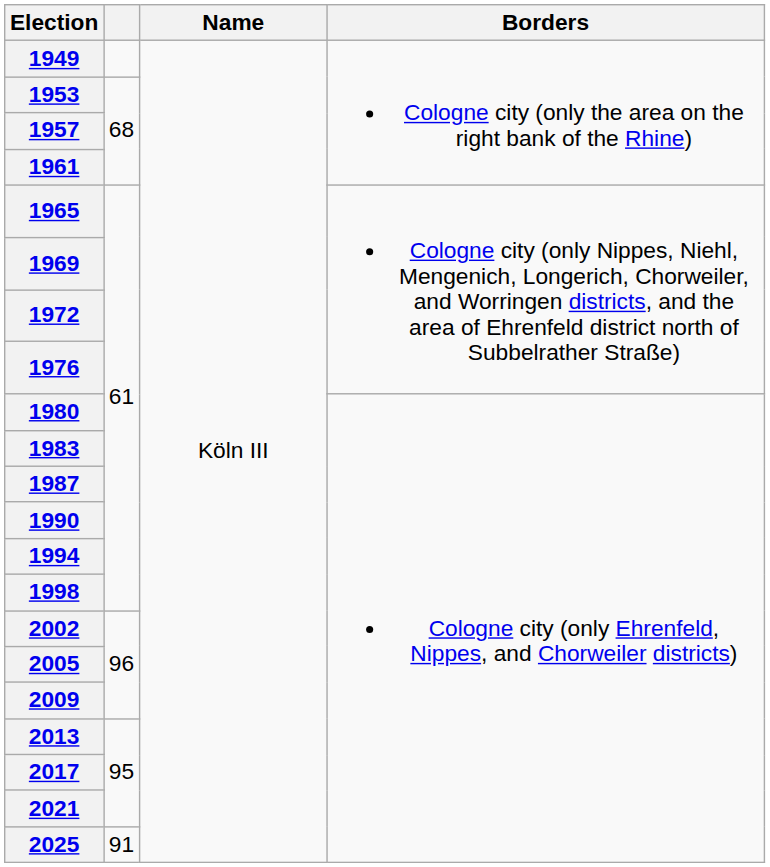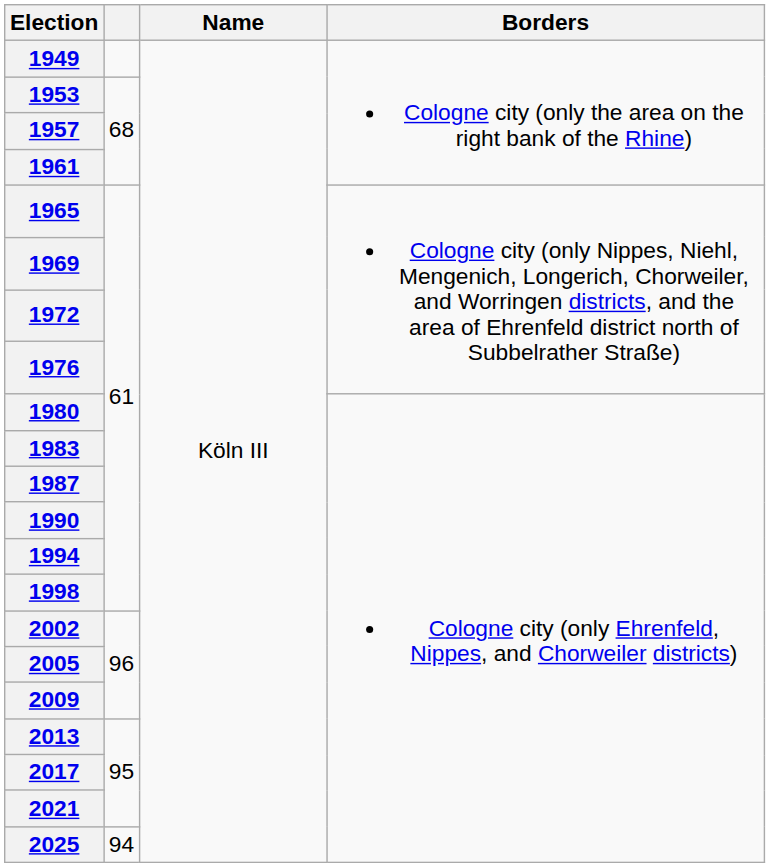(121, 844) 91 -> (121, 844) 94
